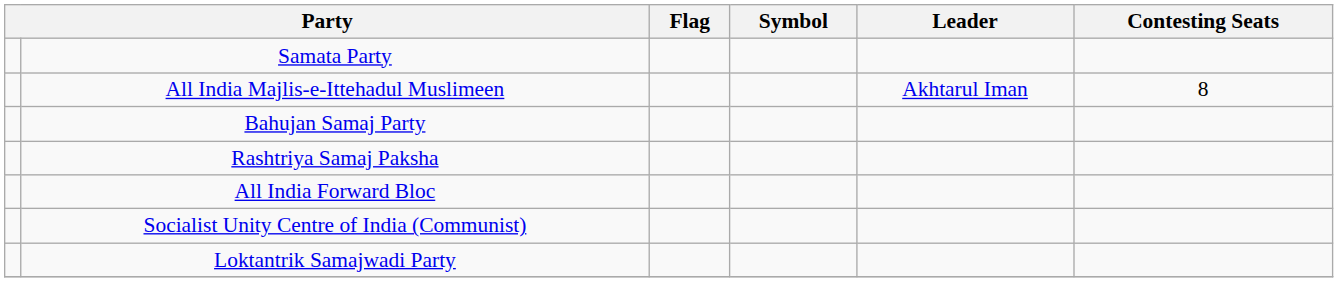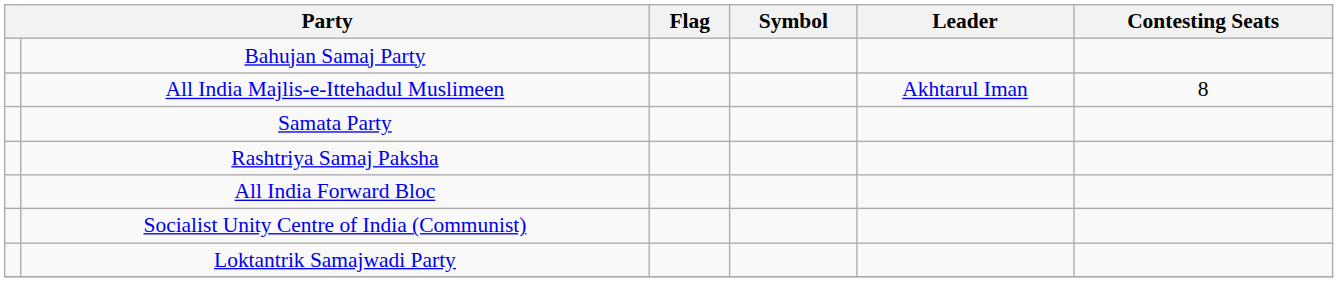rows swapped: (335, 123) <-> (335, 55)
